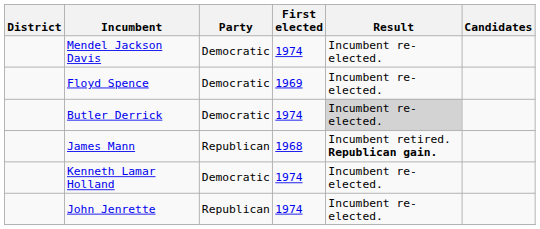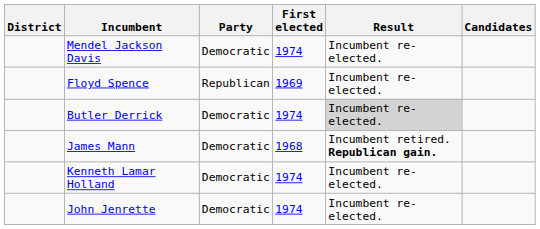(236, 83) Democratic -> (236, 83) Republican
(236, 146) Republican -> (236, 146) Democratic
(236, 209) Republican -> (236, 209) Democratic
